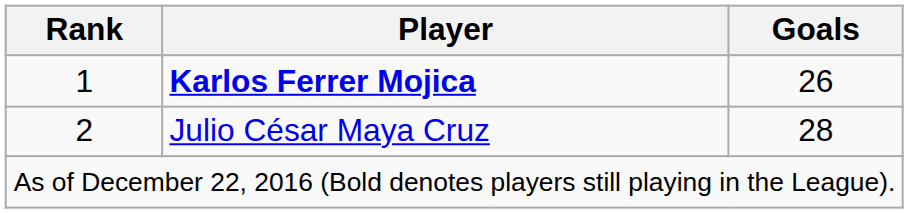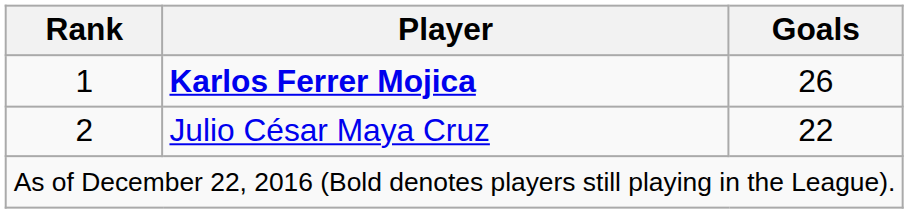(816, 130) 28 -> (816, 130) 22
